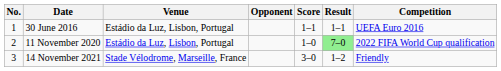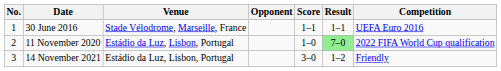(170, 27) Estádio da Luz, Lisbon, Portugal -> (176, 27) Stade Vélodrome, Marseille, France
(176, 58) Stade Vélodrome, Marseille, France -> (170, 58) Estádio da Luz, Lisbon, Portugal
